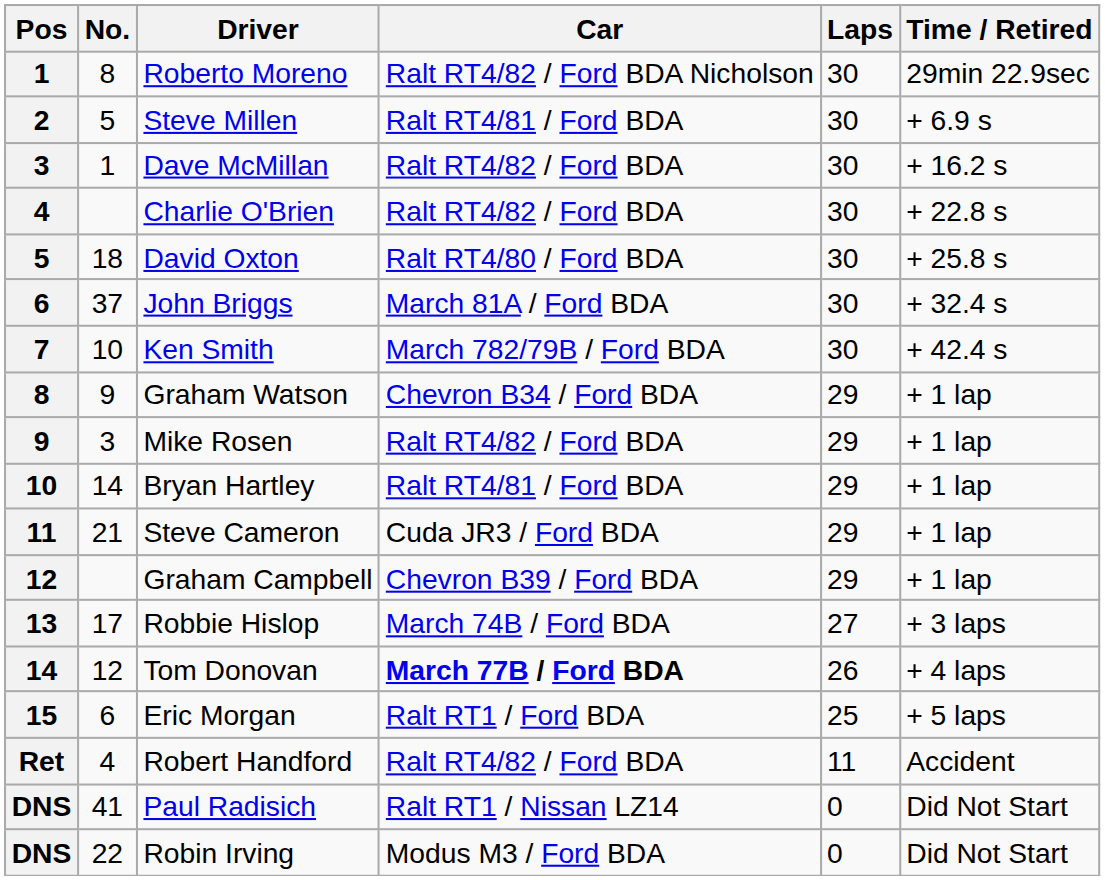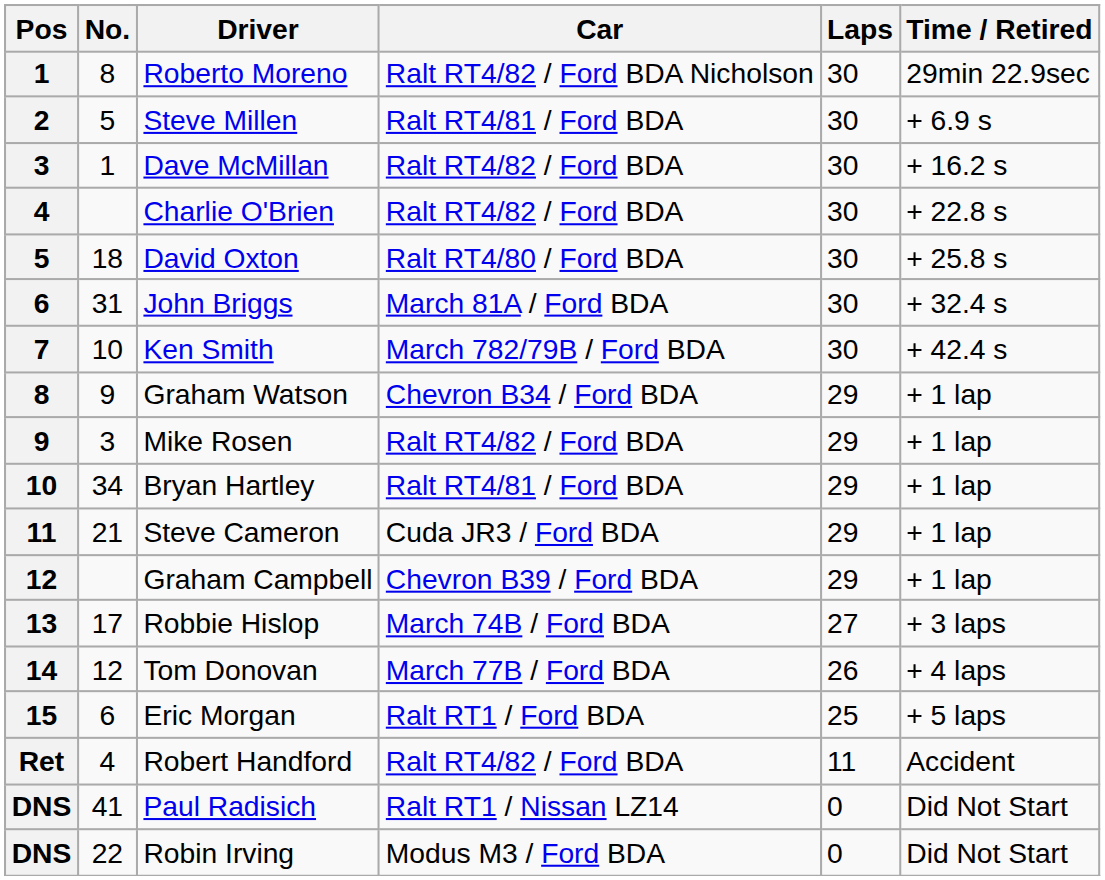(107, 303) 37 -> (107, 303) 31
(107, 486) 14 -> (107, 486) 34
(535, 669) bold -> (528, 669) normal
